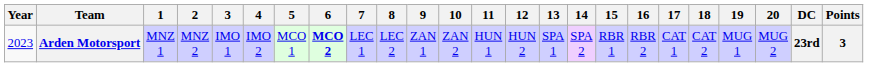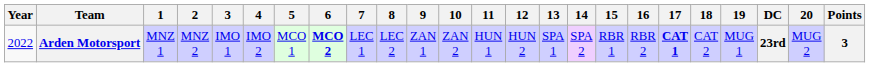columns swapped: (773, 14) <-> (807, 14)
(20, 43) 2023 -> (20, 43) 2022
(674, 43) normal -> (675, 43) bold
